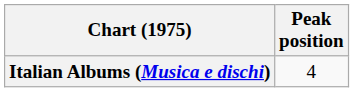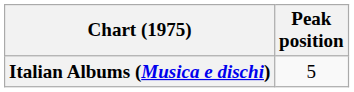(311, 71) 4 -> (311, 71) 5
